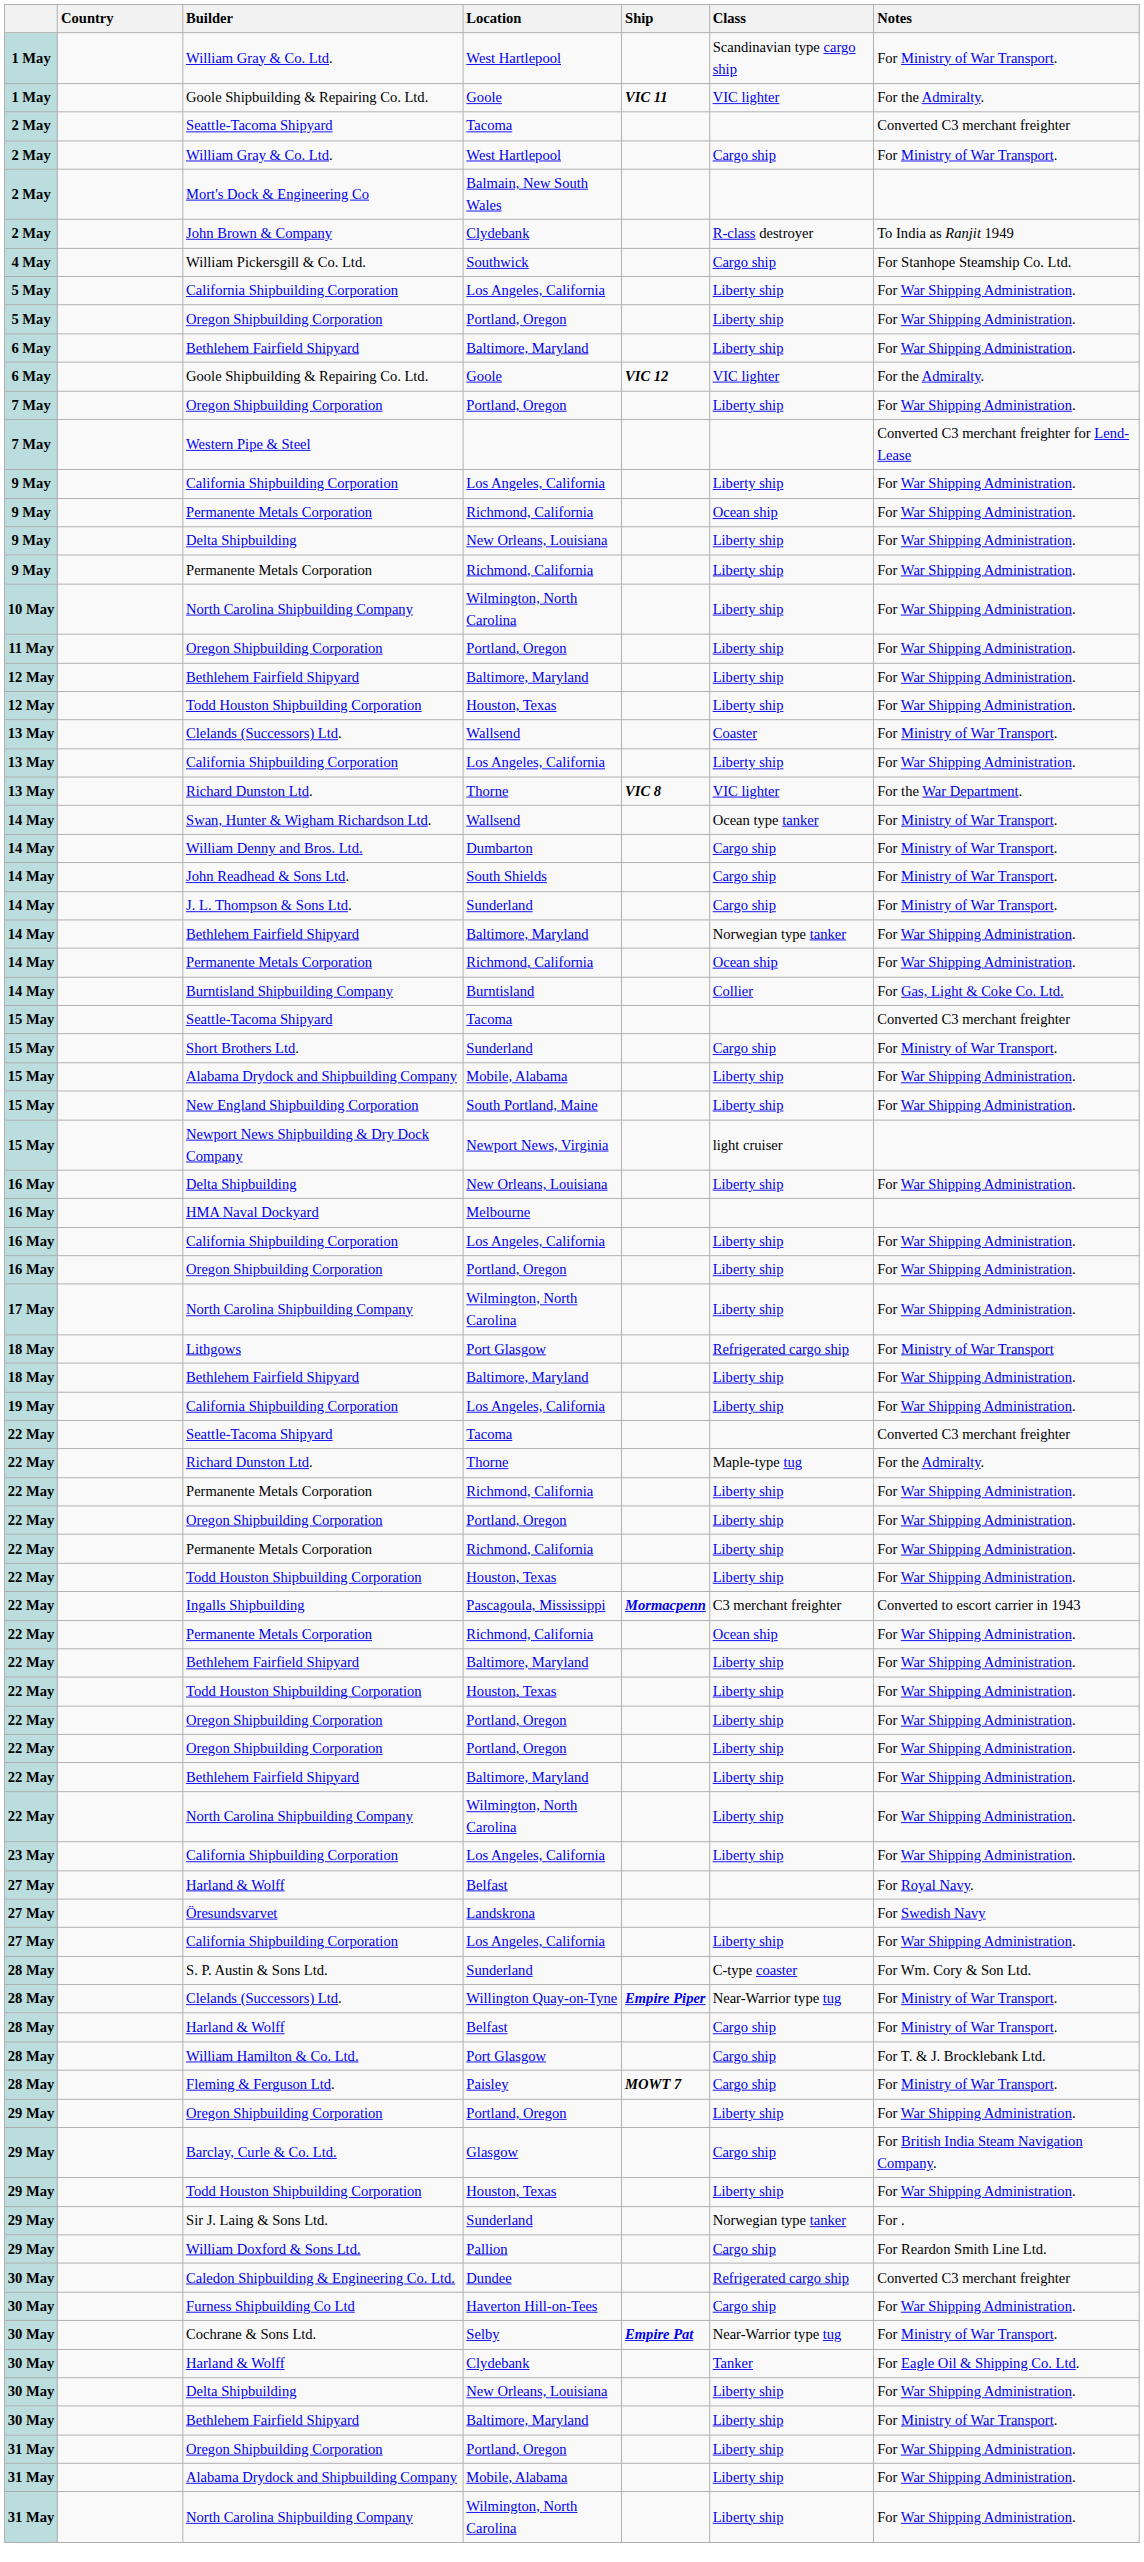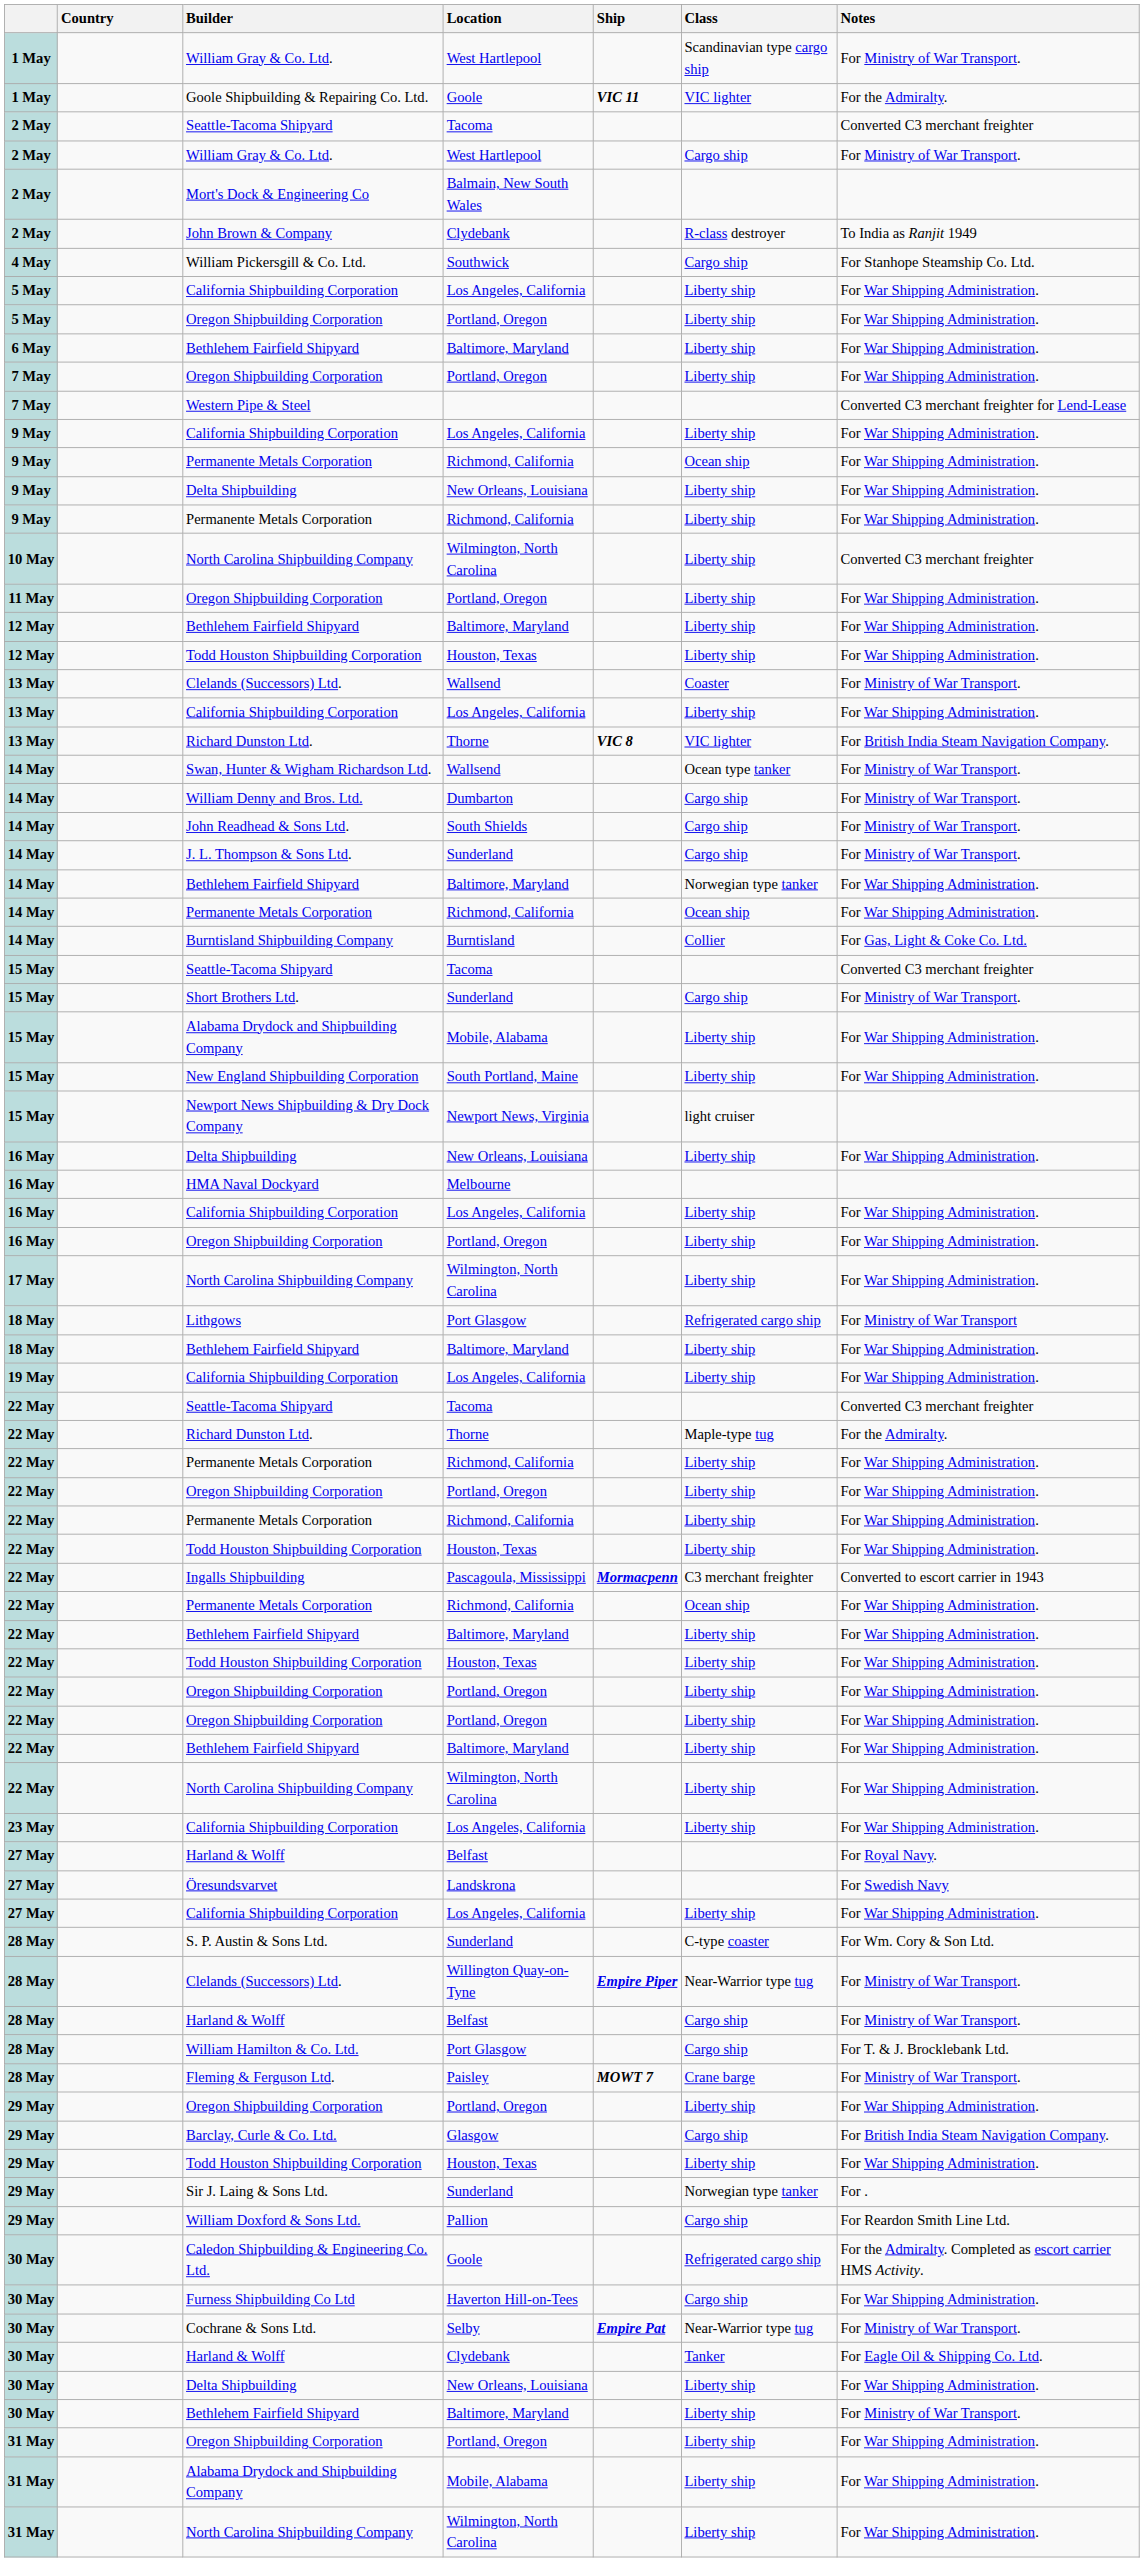- row: (31, 376)
(976, 609) For War Shipping Administration. -> (937, 558) Converted C3 merchant freighter
(950, 791) For the War Department. -> (975, 740) For British India Steam Navigation Company.
(744, 2084) Cargo ship -> (720, 2077) Crane barge
(489, 2277) Dundee -> (464, 2260) Goole
(974, 2277) Converted C3 merchant freighter -> (976, 2260) For the Admiralty. Completed as escort carrier HMS Activity.
